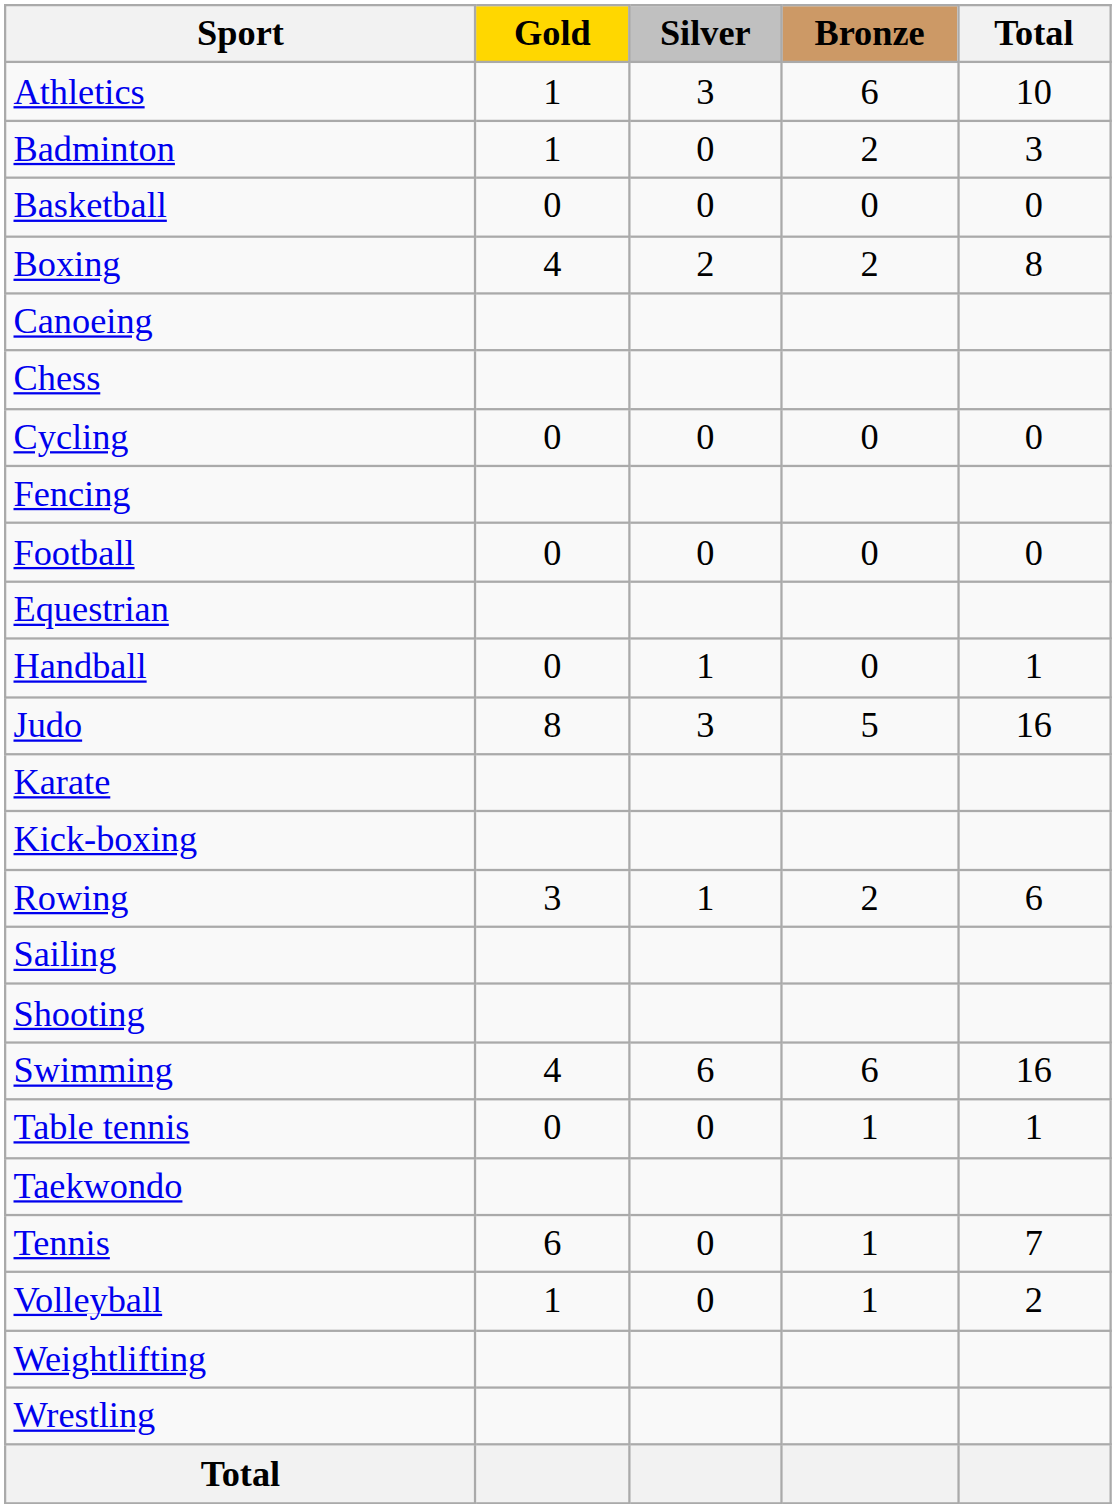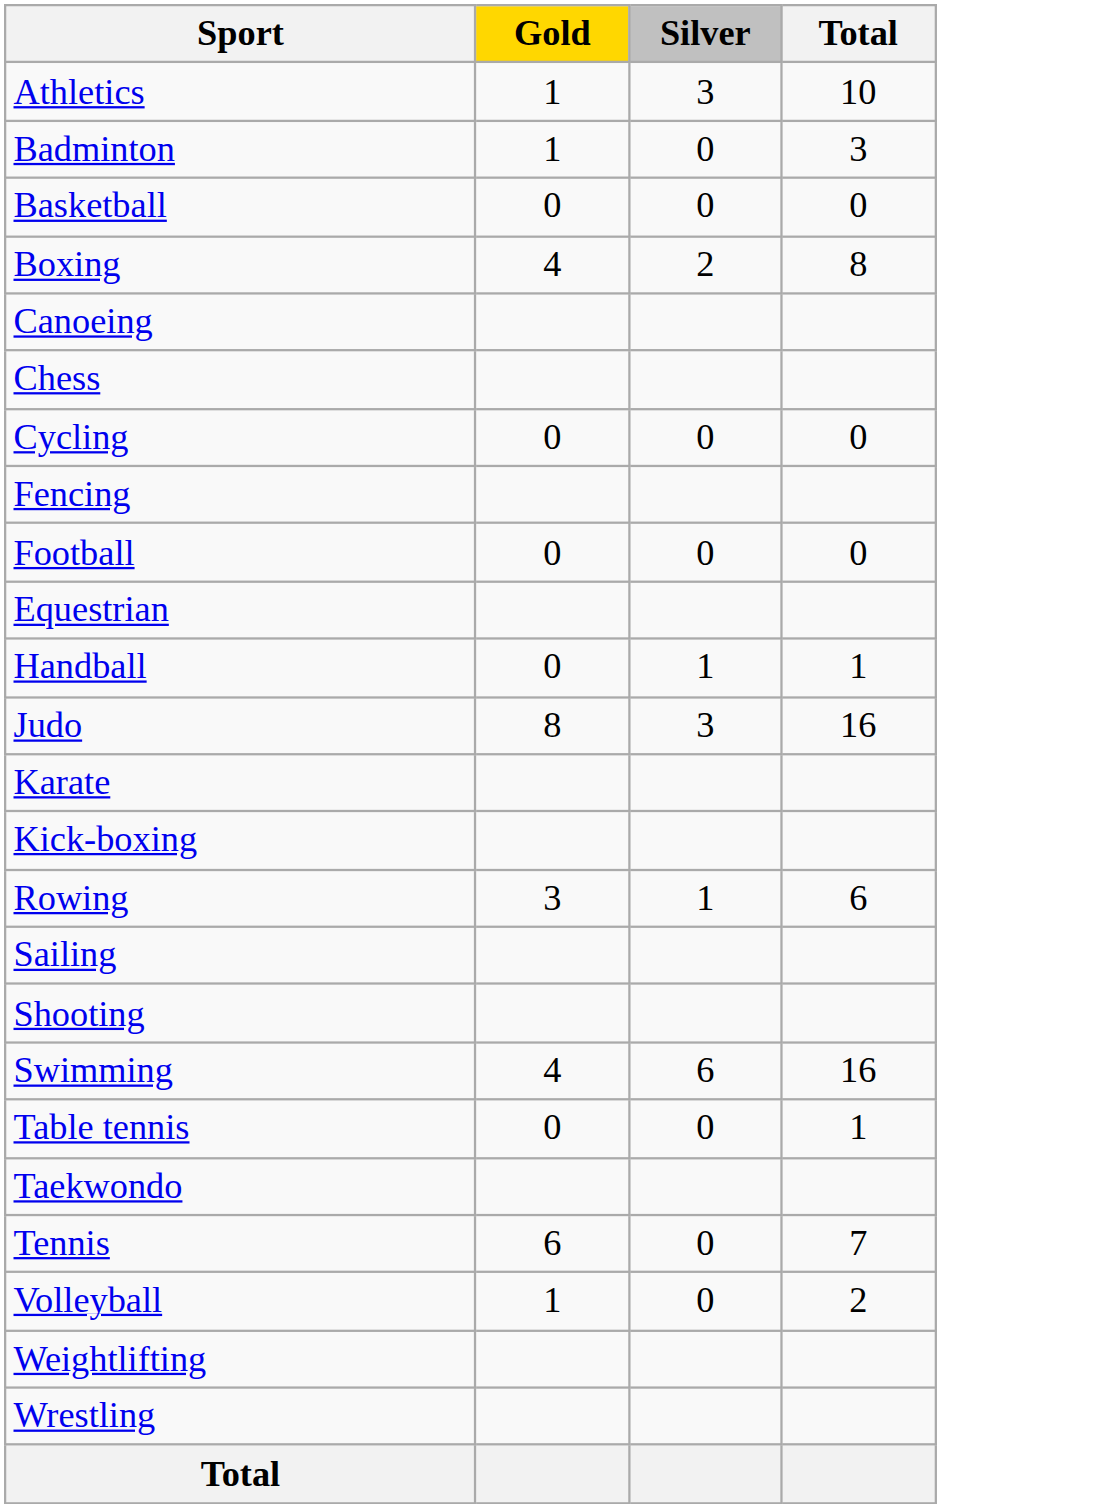- column: (870, 33)
